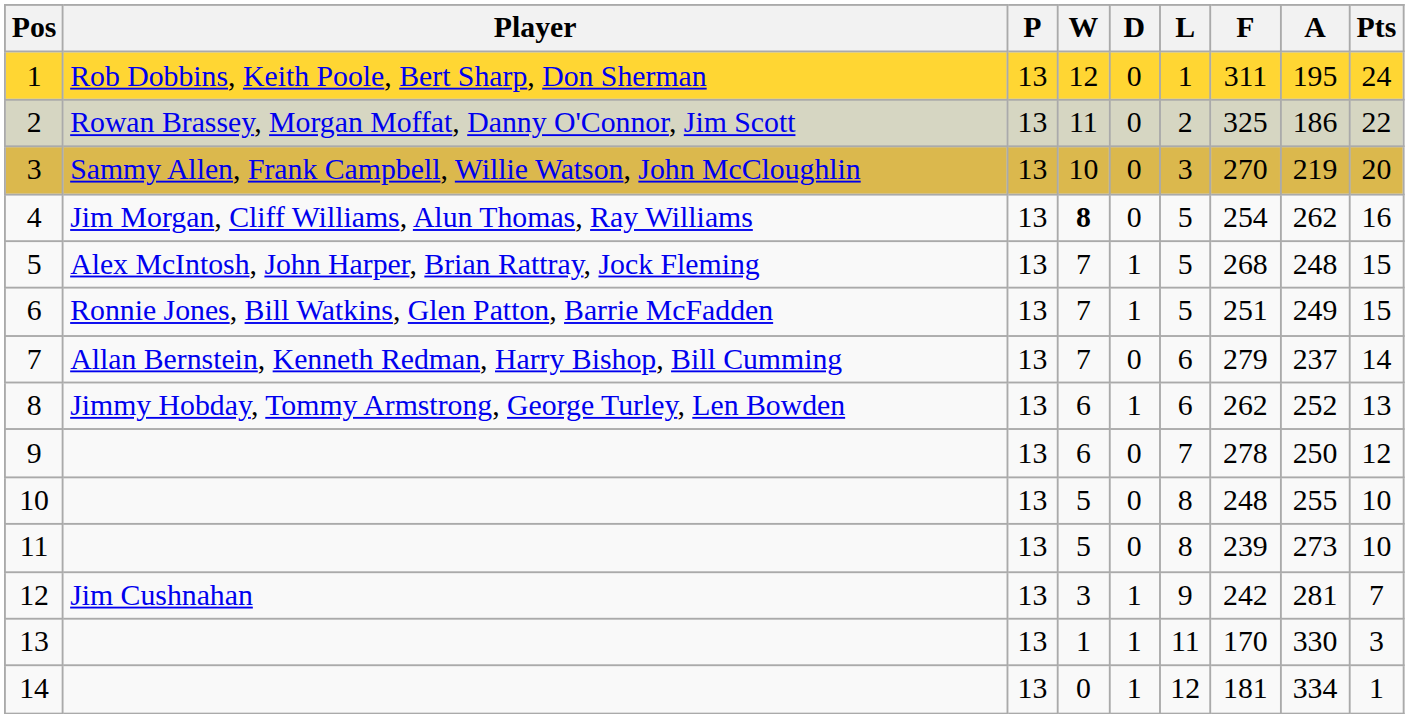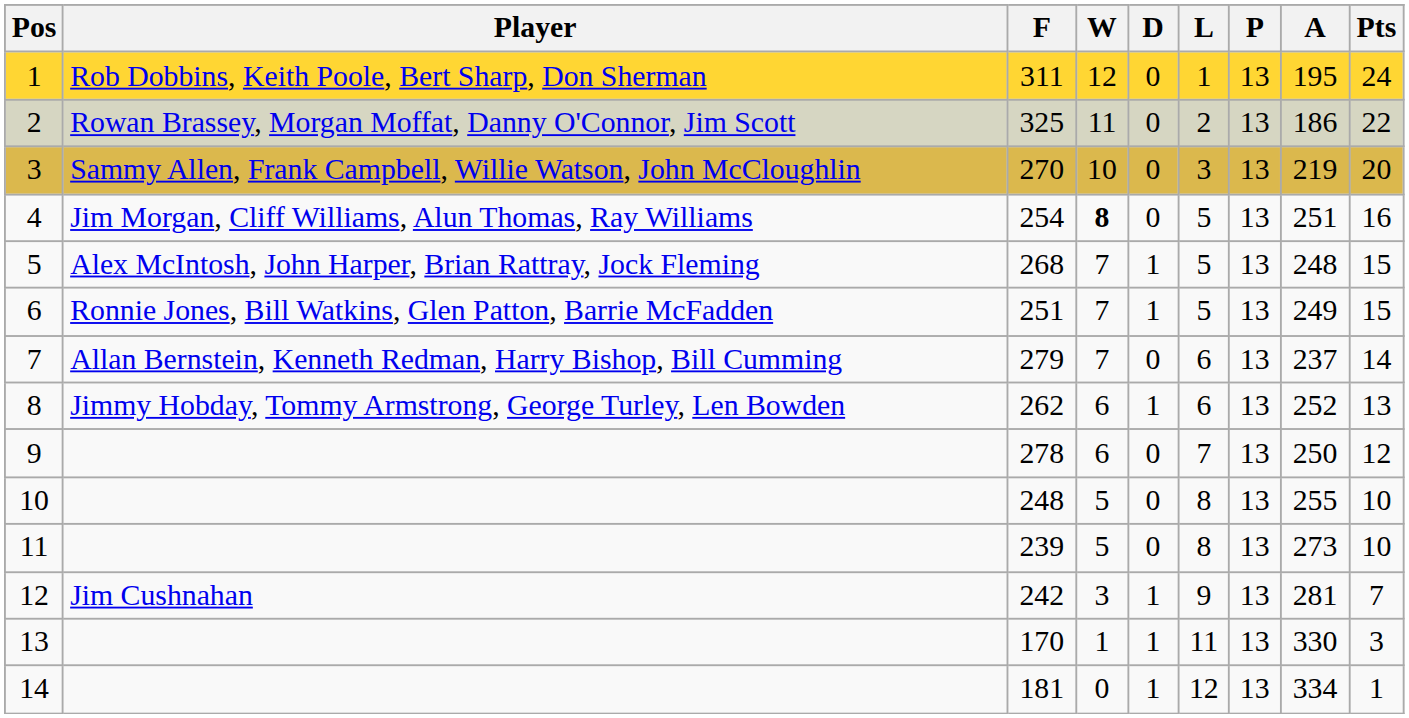columns swapped: (1032, 28) <-> (1245, 28)
(1315, 216) 262 -> (1315, 216) 251
